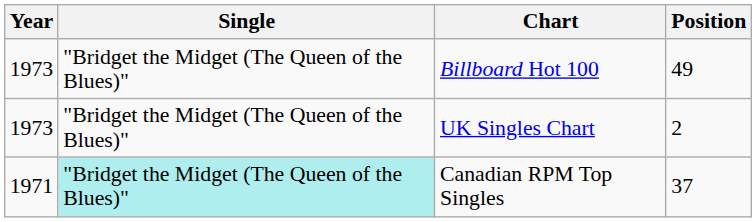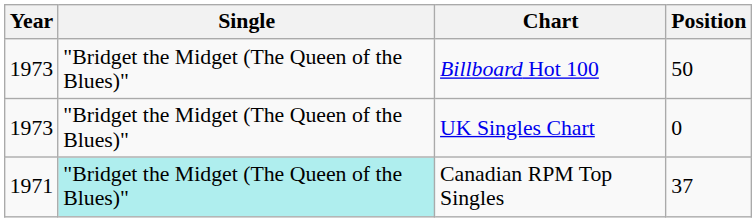(682, 68) 49 -> (682, 68) 50
(677, 127) 2 -> (677, 127) 0
